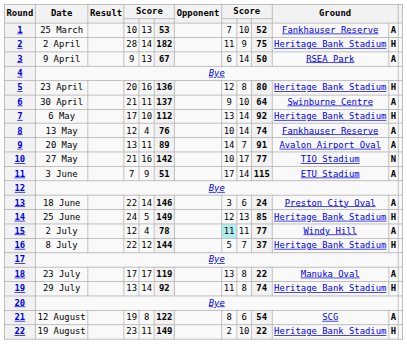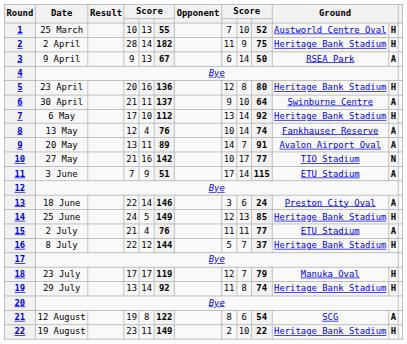(164, 31) 53 -> (164, 31) 55
(330, 31) Fankhauser Reserve -> (330, 31) Austworld Centre Oval
(393, 31) A -> (393, 31) H
(132, 231) 12 -> (132, 231) 21
(164, 231) 78 -> (164, 231) 76
(229, 231) paleturquoise background -> (229, 231) no background
(330, 231) Windy Hill -> (330, 231) ETU Stadium
(229, 275) 13 -> (229, 275) 12
(244, 275) 8 -> (244, 275) 7
(262, 275) 22 -> (262, 275) 79
(393, 275) A -> (393, 275) H
